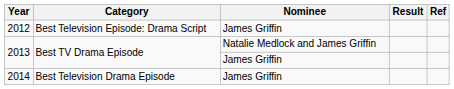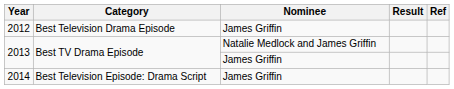(121, 28) Best Television Episode: Drama Script -> (105, 28) Best Television Drama Episode
(105, 76) Best Television Drama Episode -> (121, 76) Best Television Episode: Drama Script
